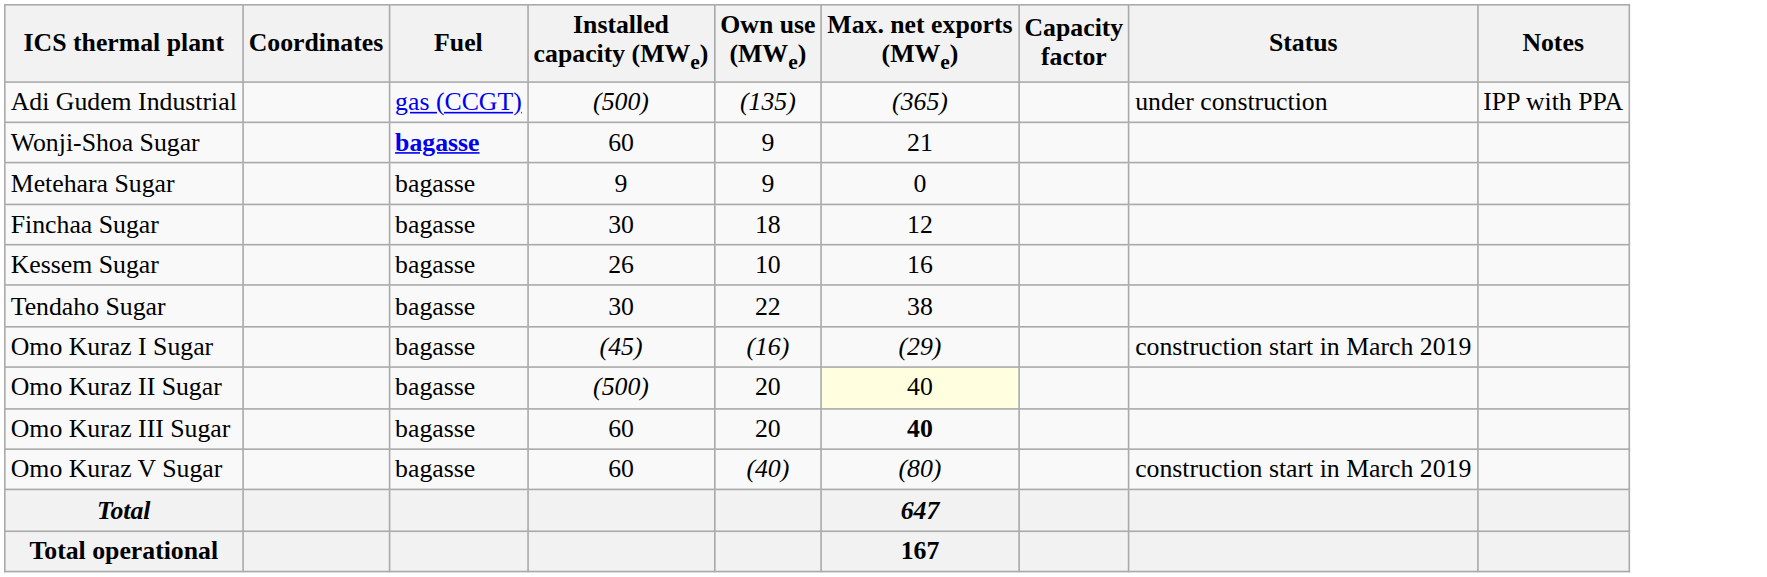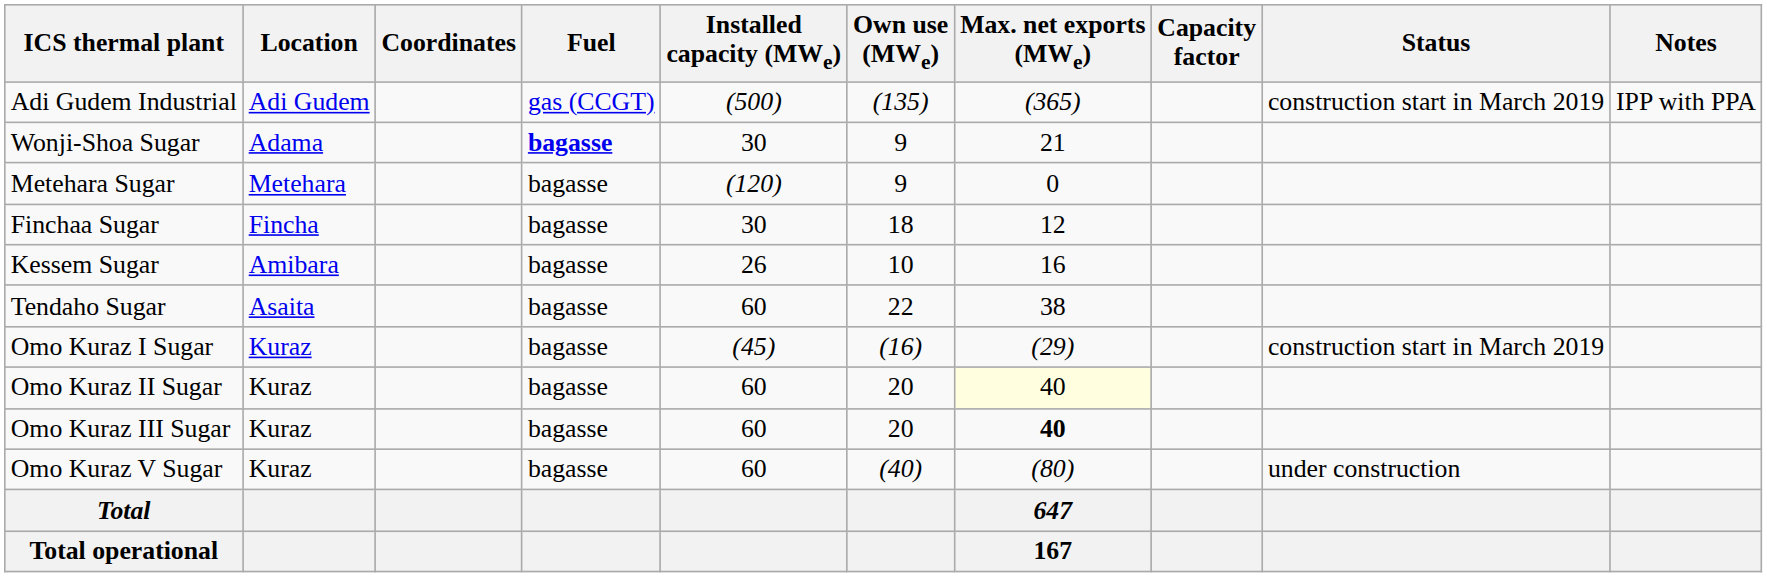+ column: (309, 42)
(1231, 101) under construction -> (1436, 101) construction start in March 2019
(621, 142) 60 -> (754, 142) 30
(621, 183) 9 -> (754, 183) (120)
(621, 305) 30 -> (754, 305) 60
(621, 387) (500) -> (754, 387) 60
(1303, 469) construction start in March 2019 -> (1364, 469) under construction
